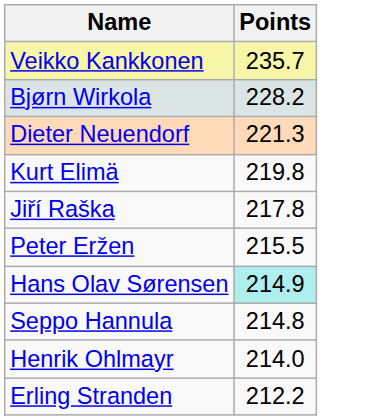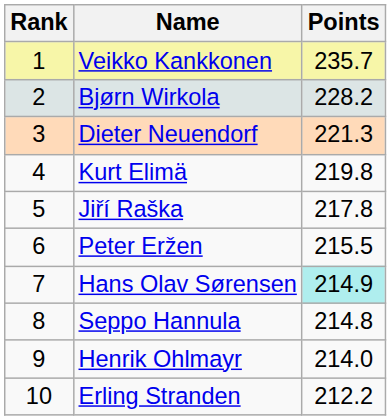+ column: (39, 23)
